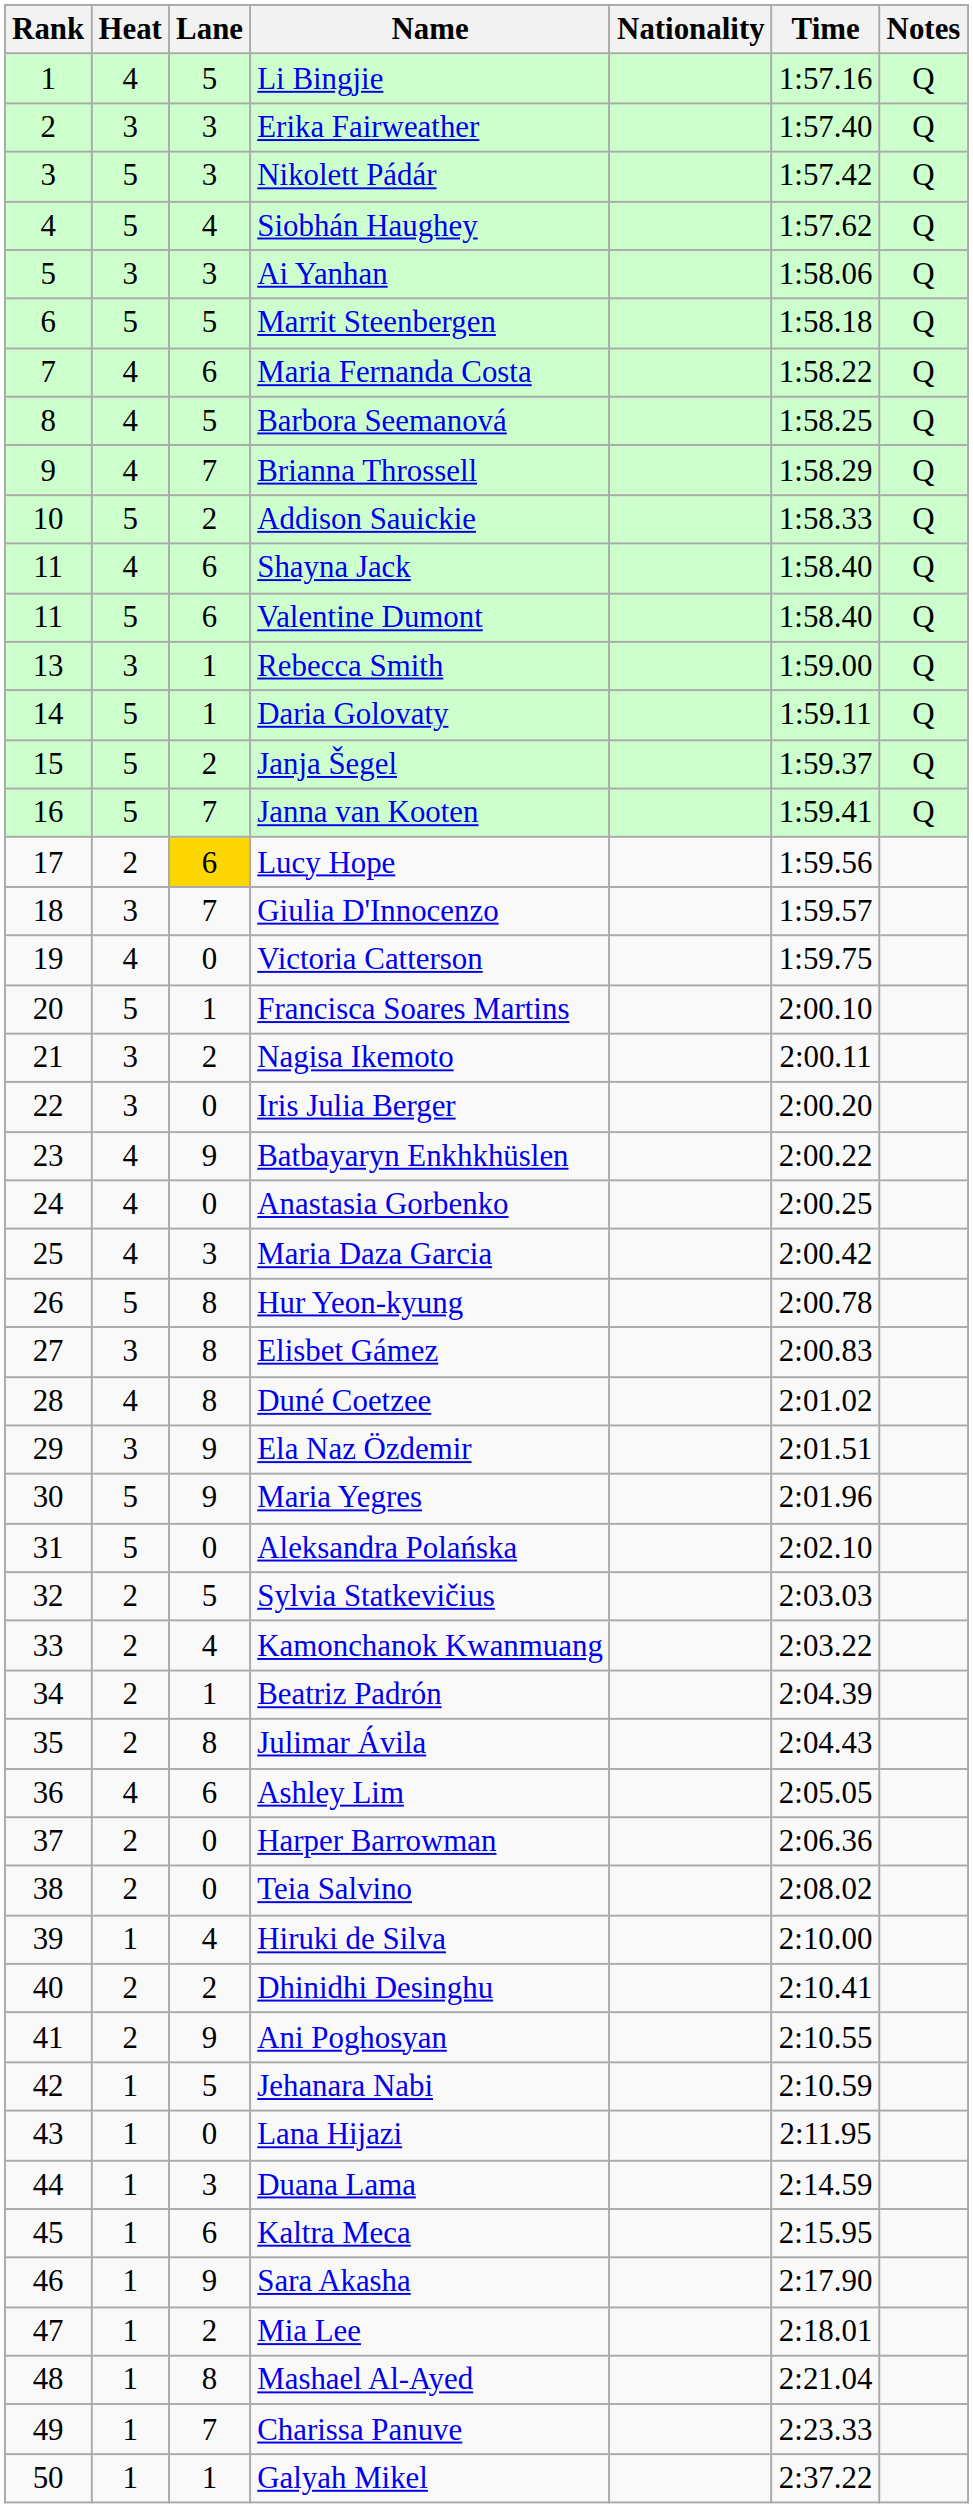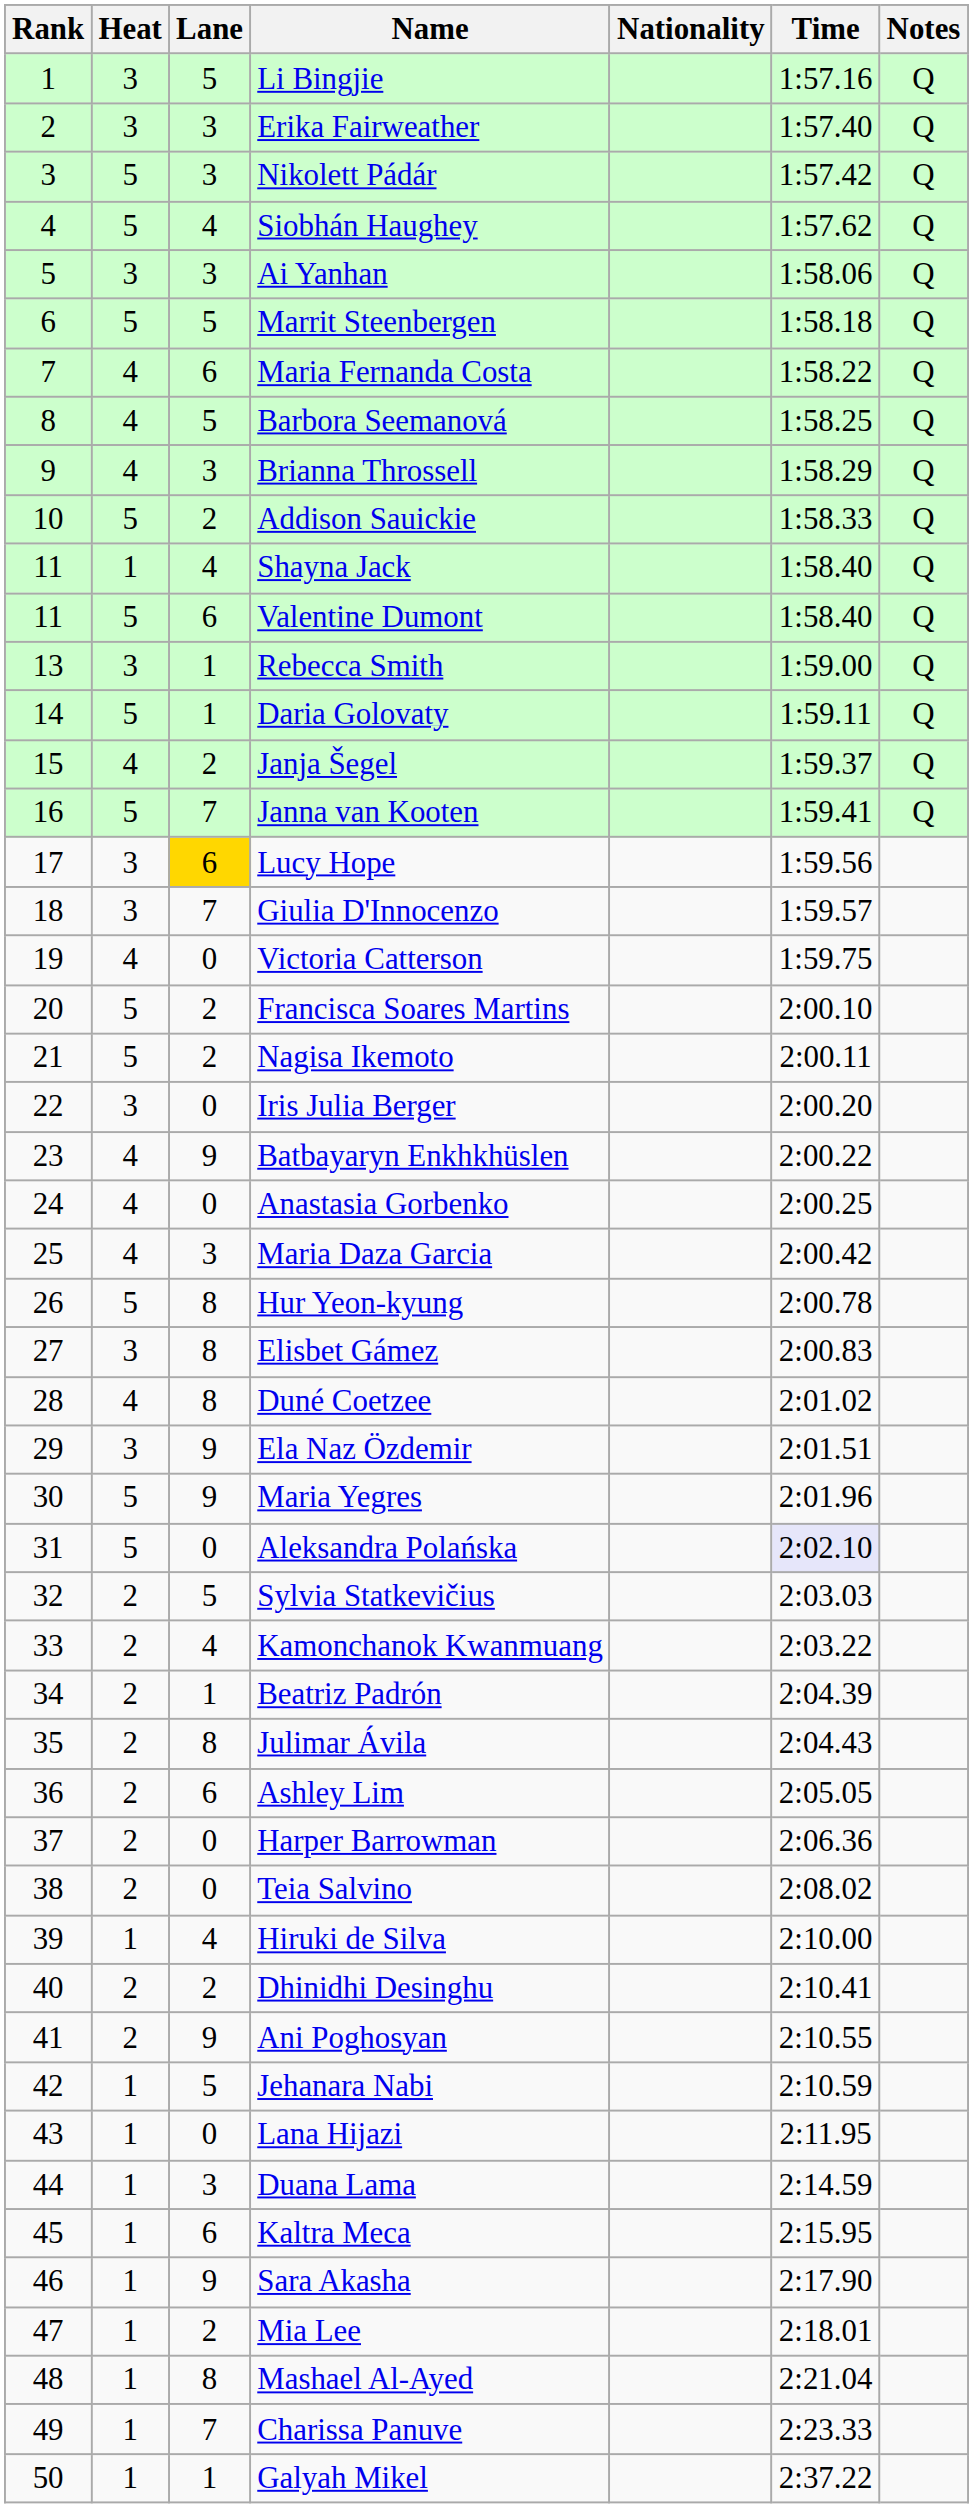(130, 77) 4 -> (130, 77) 3
(210, 469) 7 -> (210, 469) 3
(130, 567) 4 -> (130, 567) 1
(210, 567) 6 -> (210, 567) 4
(130, 763) 5 -> (130, 763) 4
(130, 861) 2 -> (130, 861) 3
(210, 1008) 1 -> (210, 1008) 2
(130, 1057) 3 -> (130, 1057) 5
(826, 1547) no background -> (826, 1547) lavender background
(130, 1792) 4 -> (130, 1792) 2
